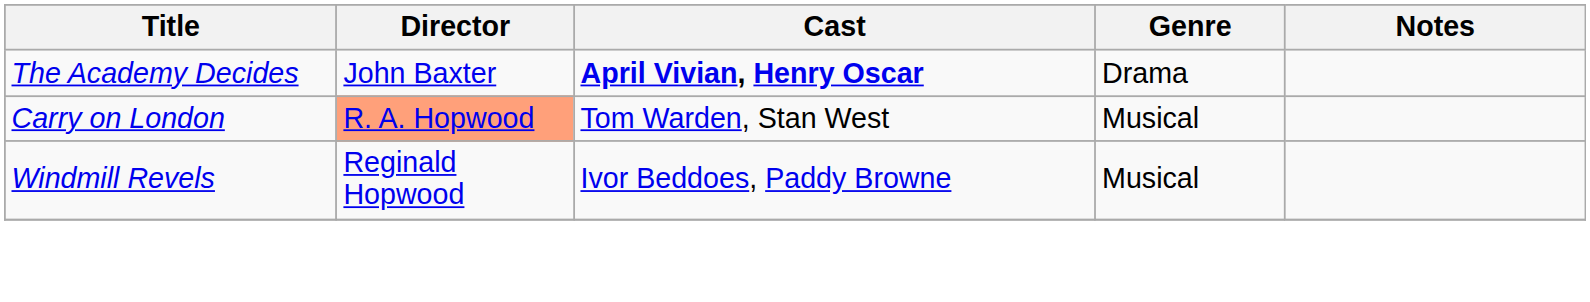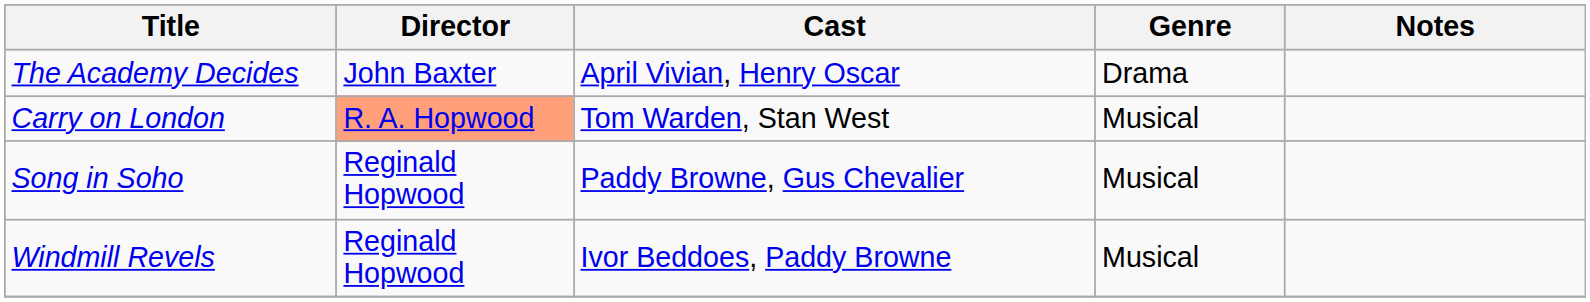(752, 72) bold -> (740, 72) normal
+ row: (97, 179)
